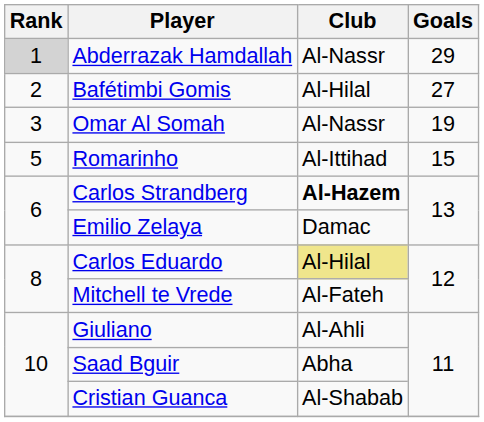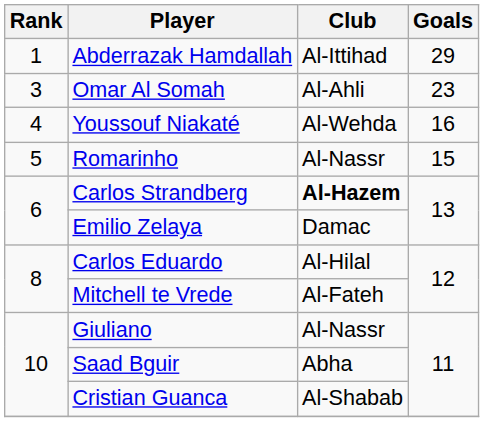(36, 55) lightgrey background -> (36, 55) no background
(344, 55) Al-Nassr -> (345, 55) Al-Ittihad
- row: (152, 90)
(344, 124) Al-Nassr -> (333, 90) Al-Ahli
(443, 124) 19 -> (443, 90) 23
+ row: (156, 124)
(345, 158) Al-Ittihad -> (344, 158) Al-Nassr
(336, 261) khaki background -> (336, 261) no background
(333, 329) Al-Ahli -> (344, 329) Al-Nassr
